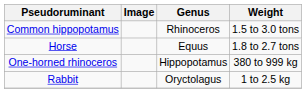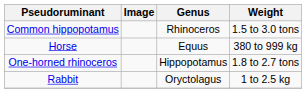(266, 46) 1.8 to 2.7 tons -> (266, 46) 380 to 999 kg
(266, 63) 380 to 999 kg -> (266, 63) 1.8 to 2.7 tons
